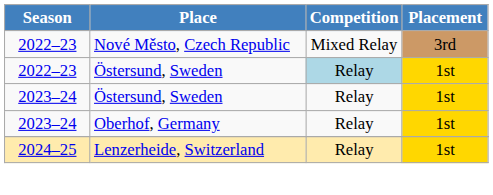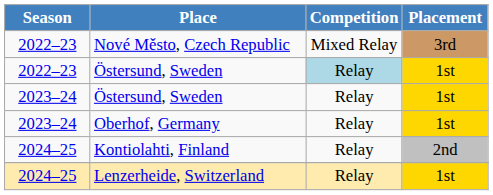+ row: (47, 149)
